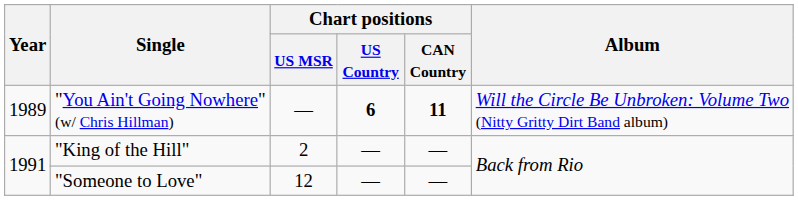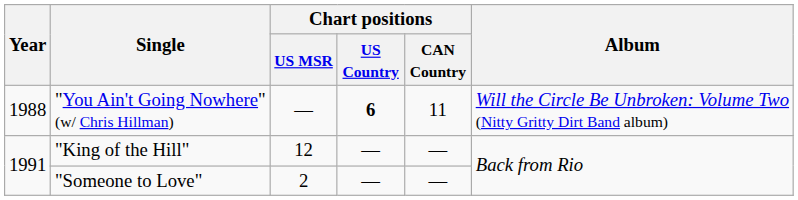(28, 110) 1989 -> (28, 110) 1988
(438, 110) bold -> (438, 110) normal
(304, 150) 2 -> (304, 150) 12
(304, 180) 12 -> (304, 180) 2
